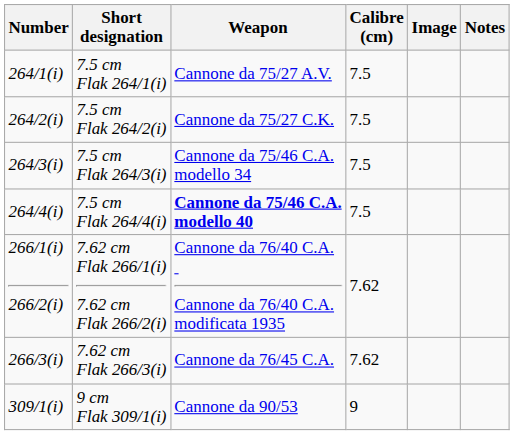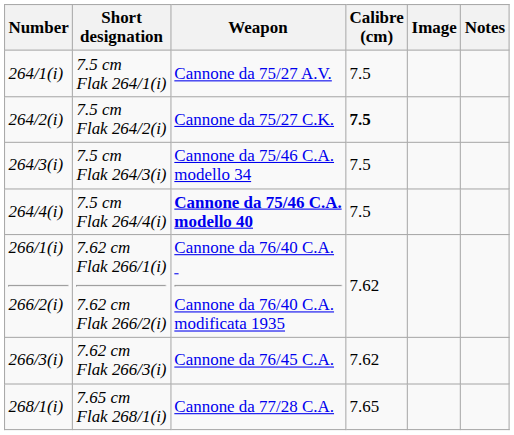(360, 119) normal -> (360, 119) bold
+ row: (122, 406)
- row: (122, 406)
